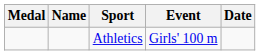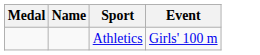- column: (238, 16)
